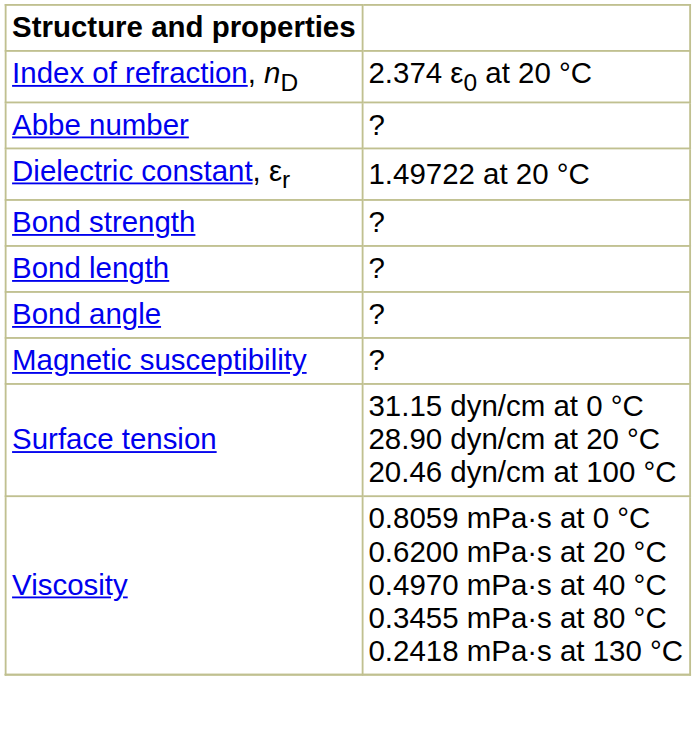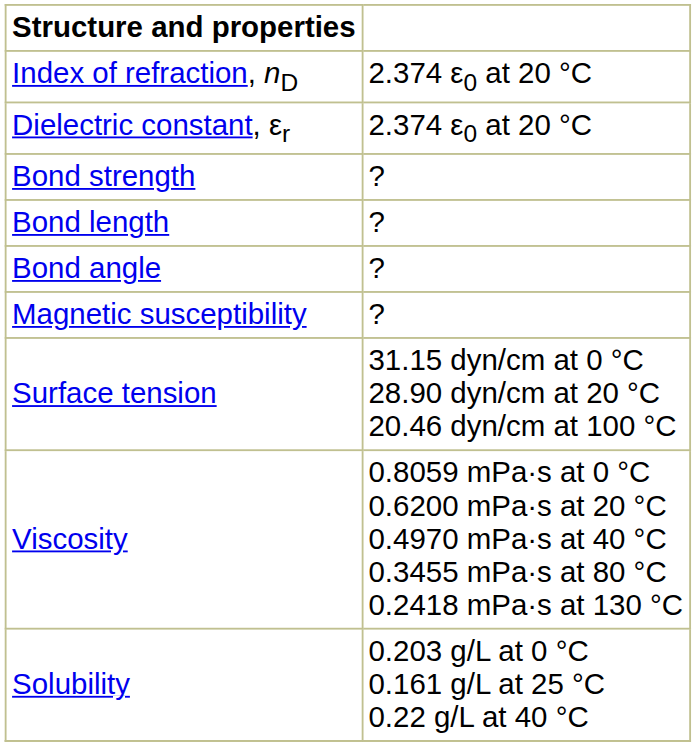- row: (100, 125)
(479, 174) 1.49722 at 20 °C -> (480, 129) 2.374 ε0 at 20 °C
+ row: (71, 685)
